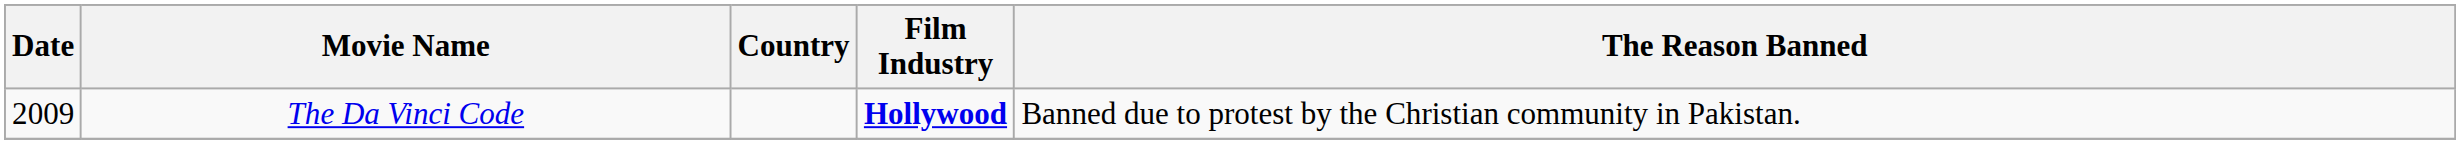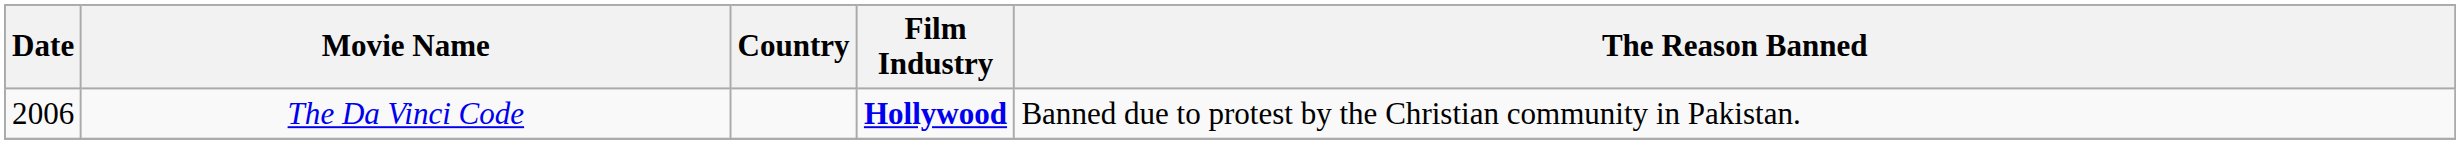(43, 113) 2009 -> (43, 113) 2006
